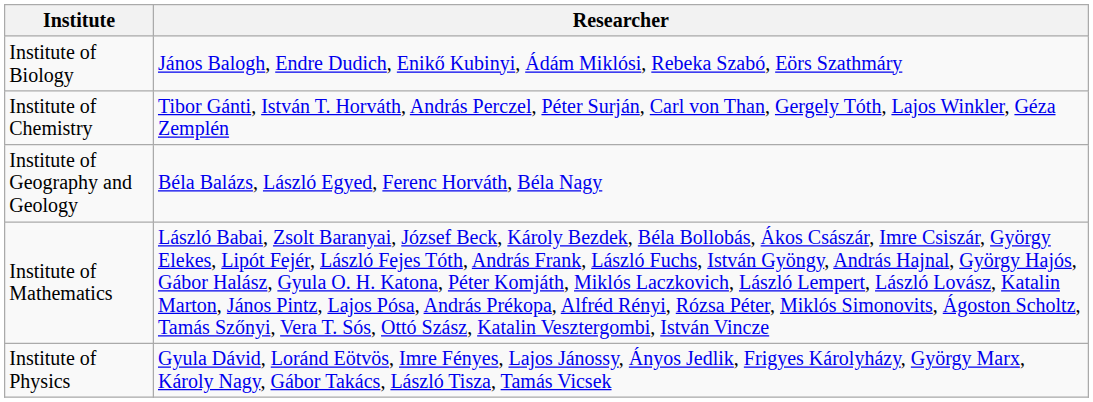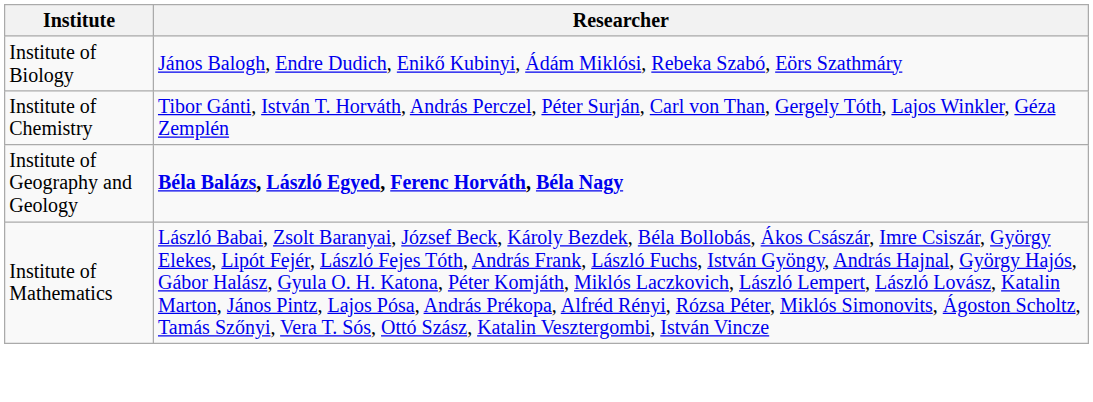(380, 183) normal -> (391, 183) bold
- row: (53, 370)
